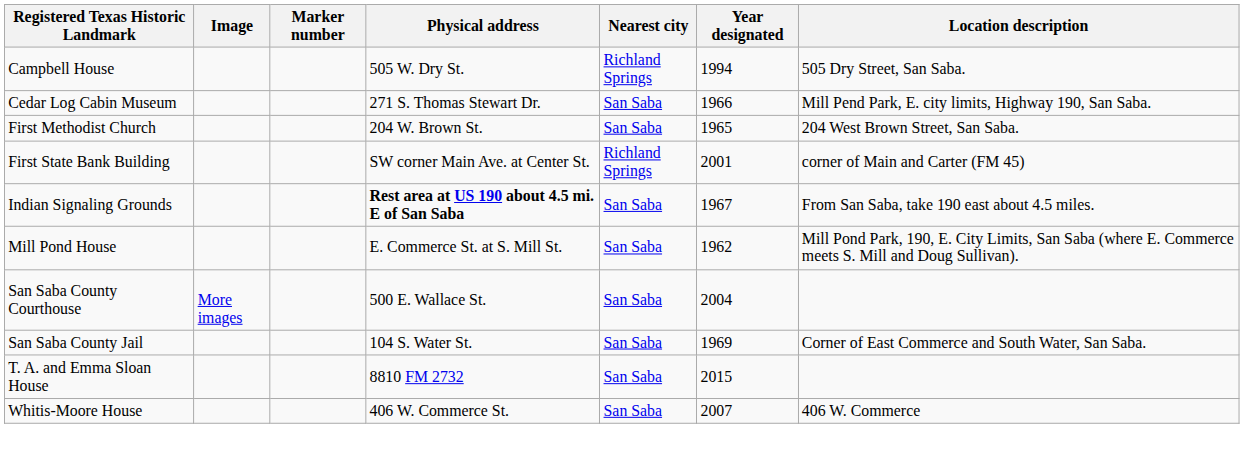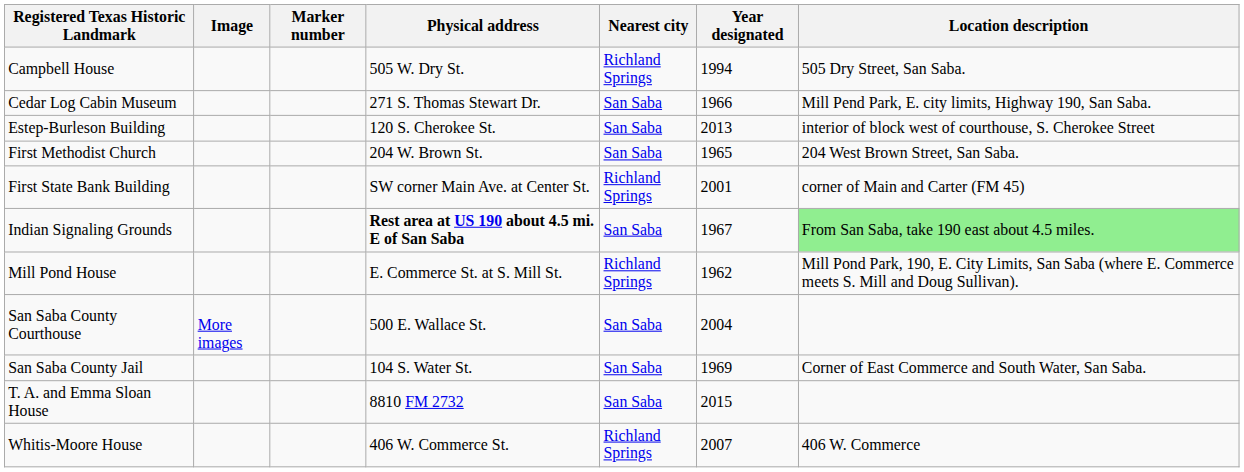+ row: (87, 128)
(948, 205) no background -> (948, 230) lightgreen background
(633, 247) San Saba -> (632, 273) Richland Springs
(633, 410) San Saba -> (632, 444) Richland Springs
